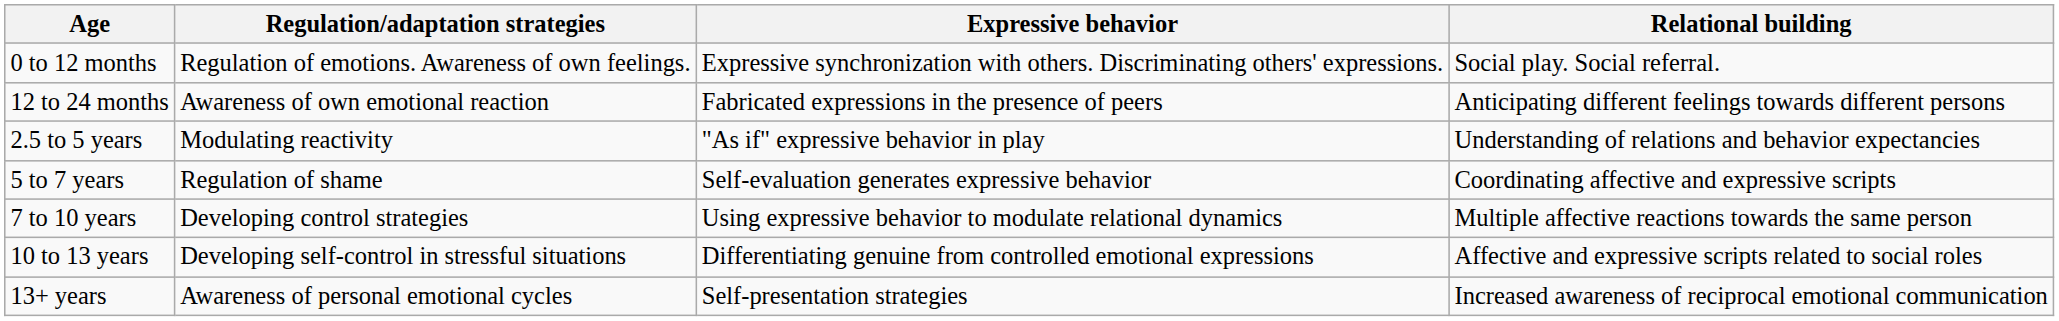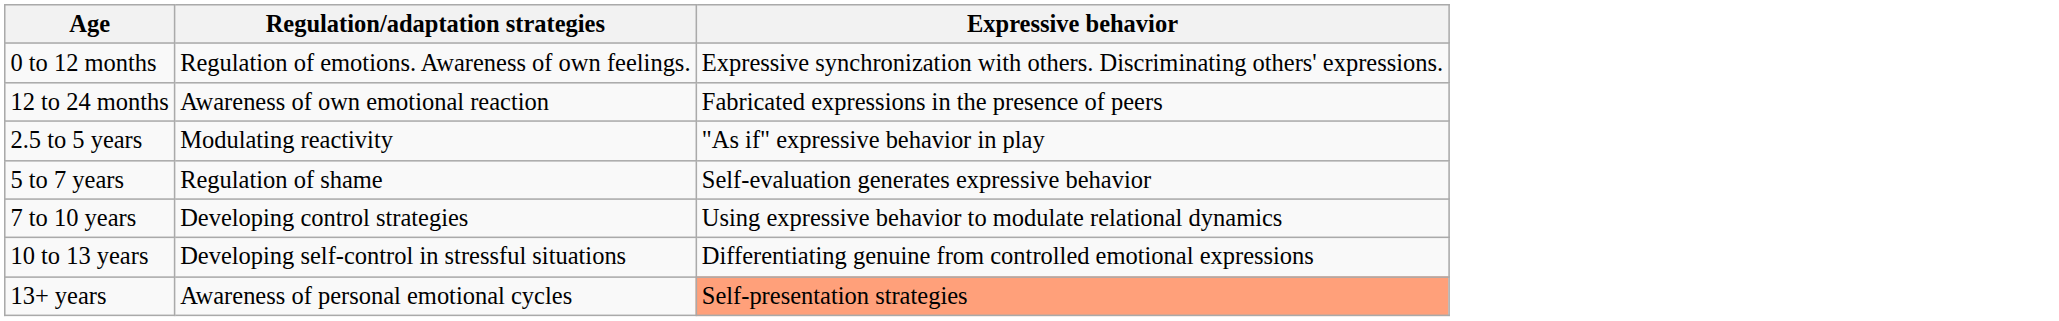- column: (1751, 23)
(835, 295) no background -> (835, 295) lightsalmon background
